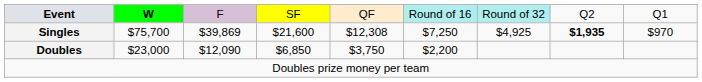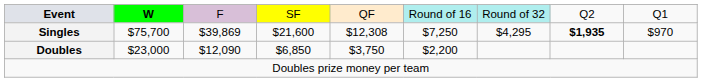(513, 32) $4,925 -> (513, 32) $4,295
